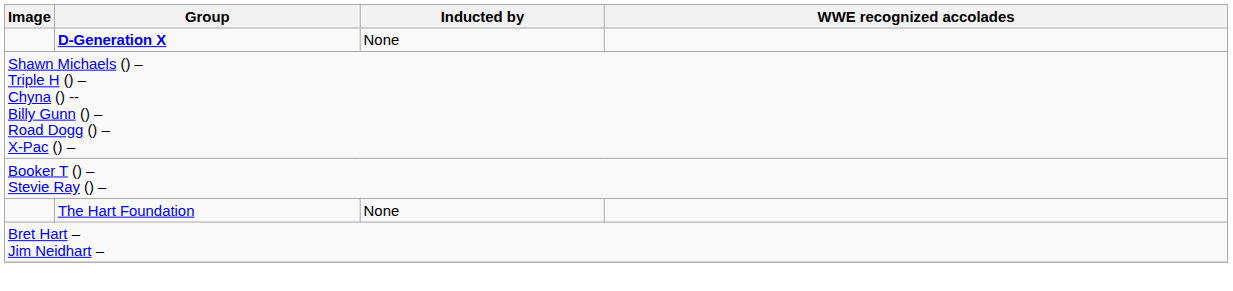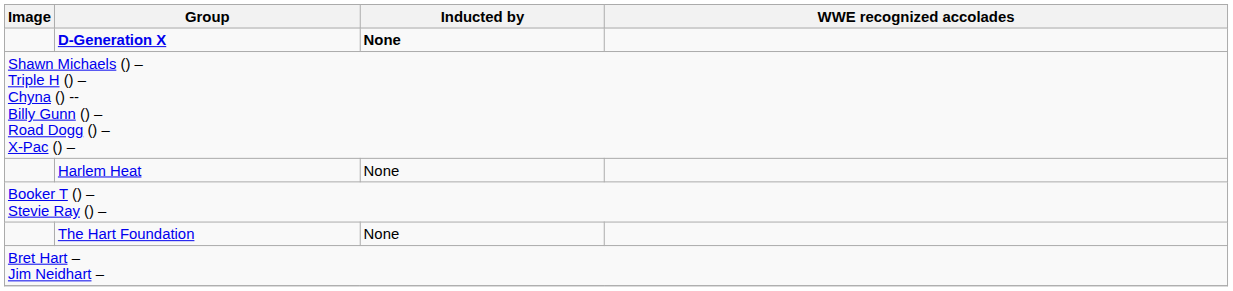(381, 40) normal -> (382, 40) bold
+ row: (100, 171)
